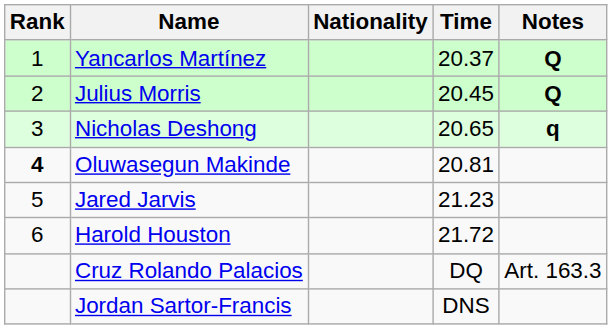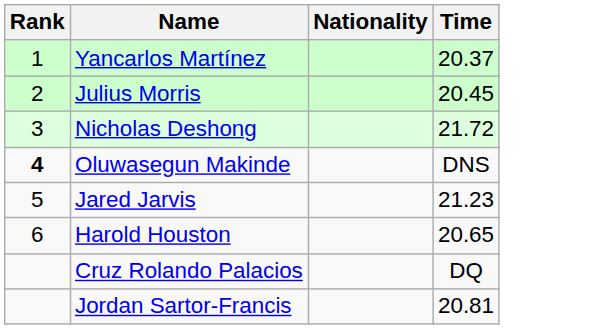- column: (553, 22)
(466, 128) 20.65 -> (466, 128) 21.72
(466, 164) 20.81 -> (466, 164) DNS
(466, 235) 21.72 -> (466, 235) 20.65
(466, 306) DNS -> (466, 306) 20.81
